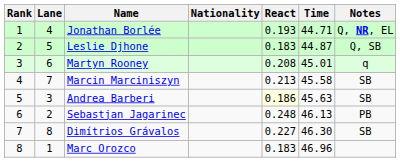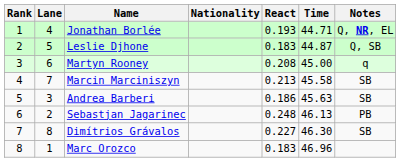(317, 64) 45.01 -> (317, 64) 45.00
(280, 98) lightyellow background -> (280, 98) no background
